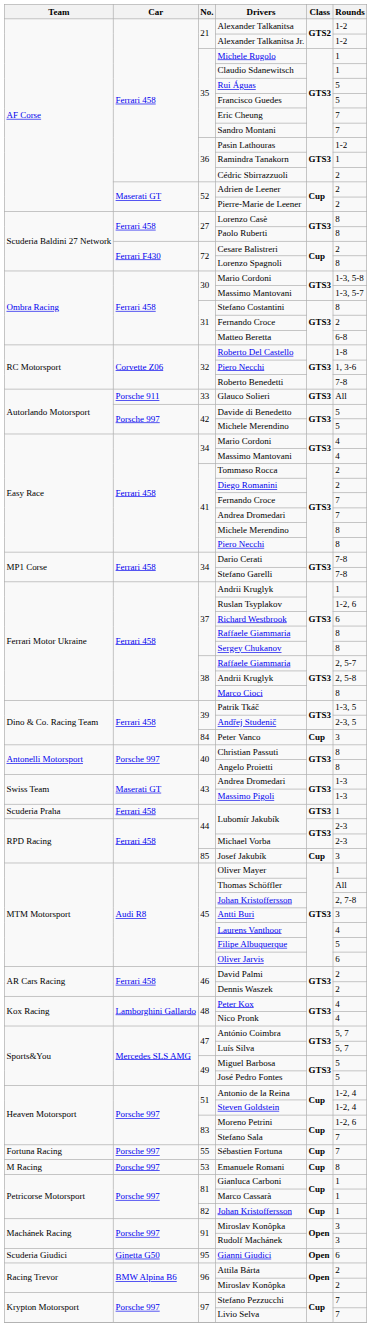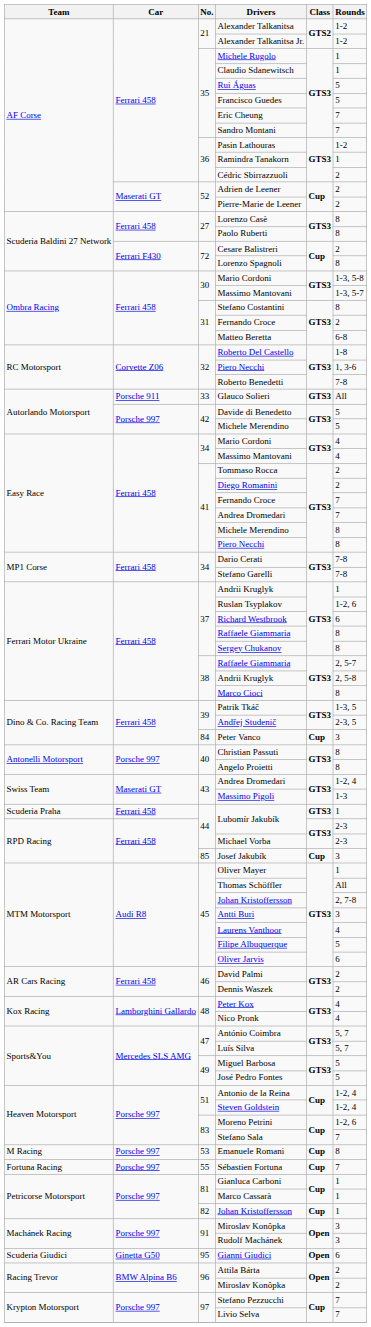(341, 781) 1-3 -> (346, 781) 1-2, 4
rows swapped: (205, 1166) <-> (205, 1151)
